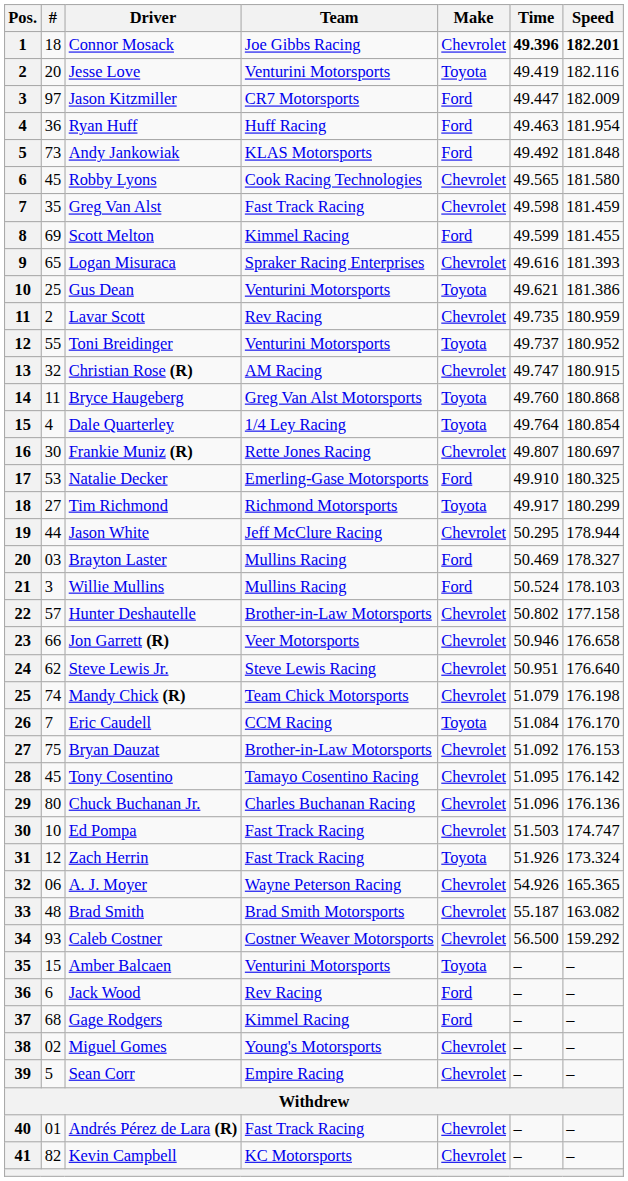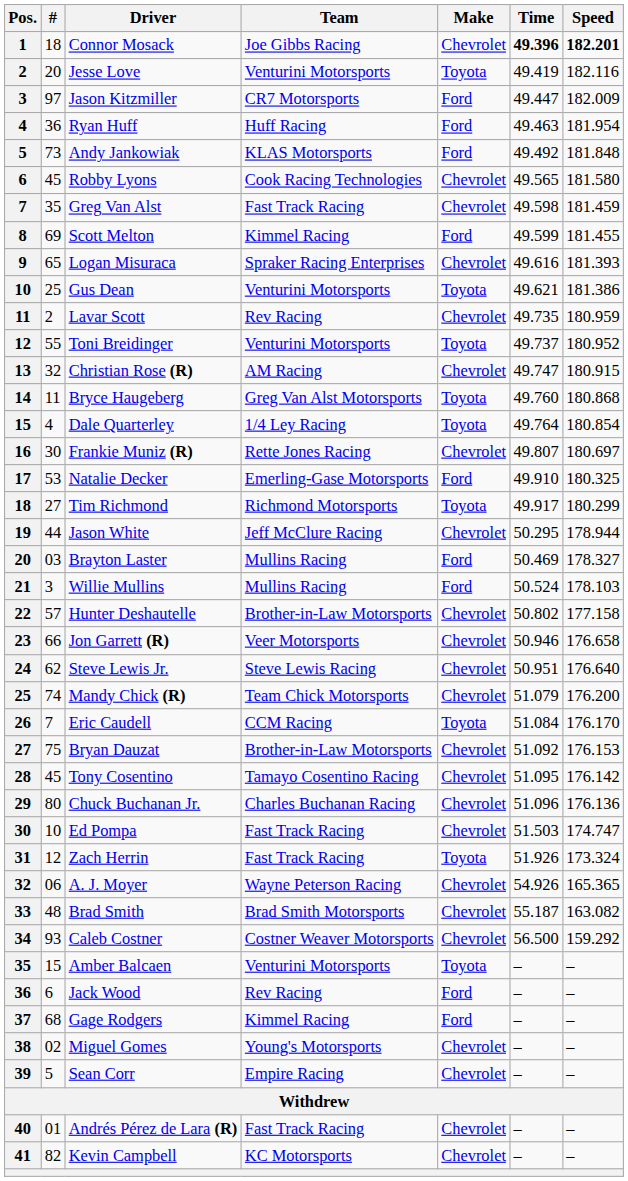(593, 694) 176.198 -> (593, 694) 176.200
